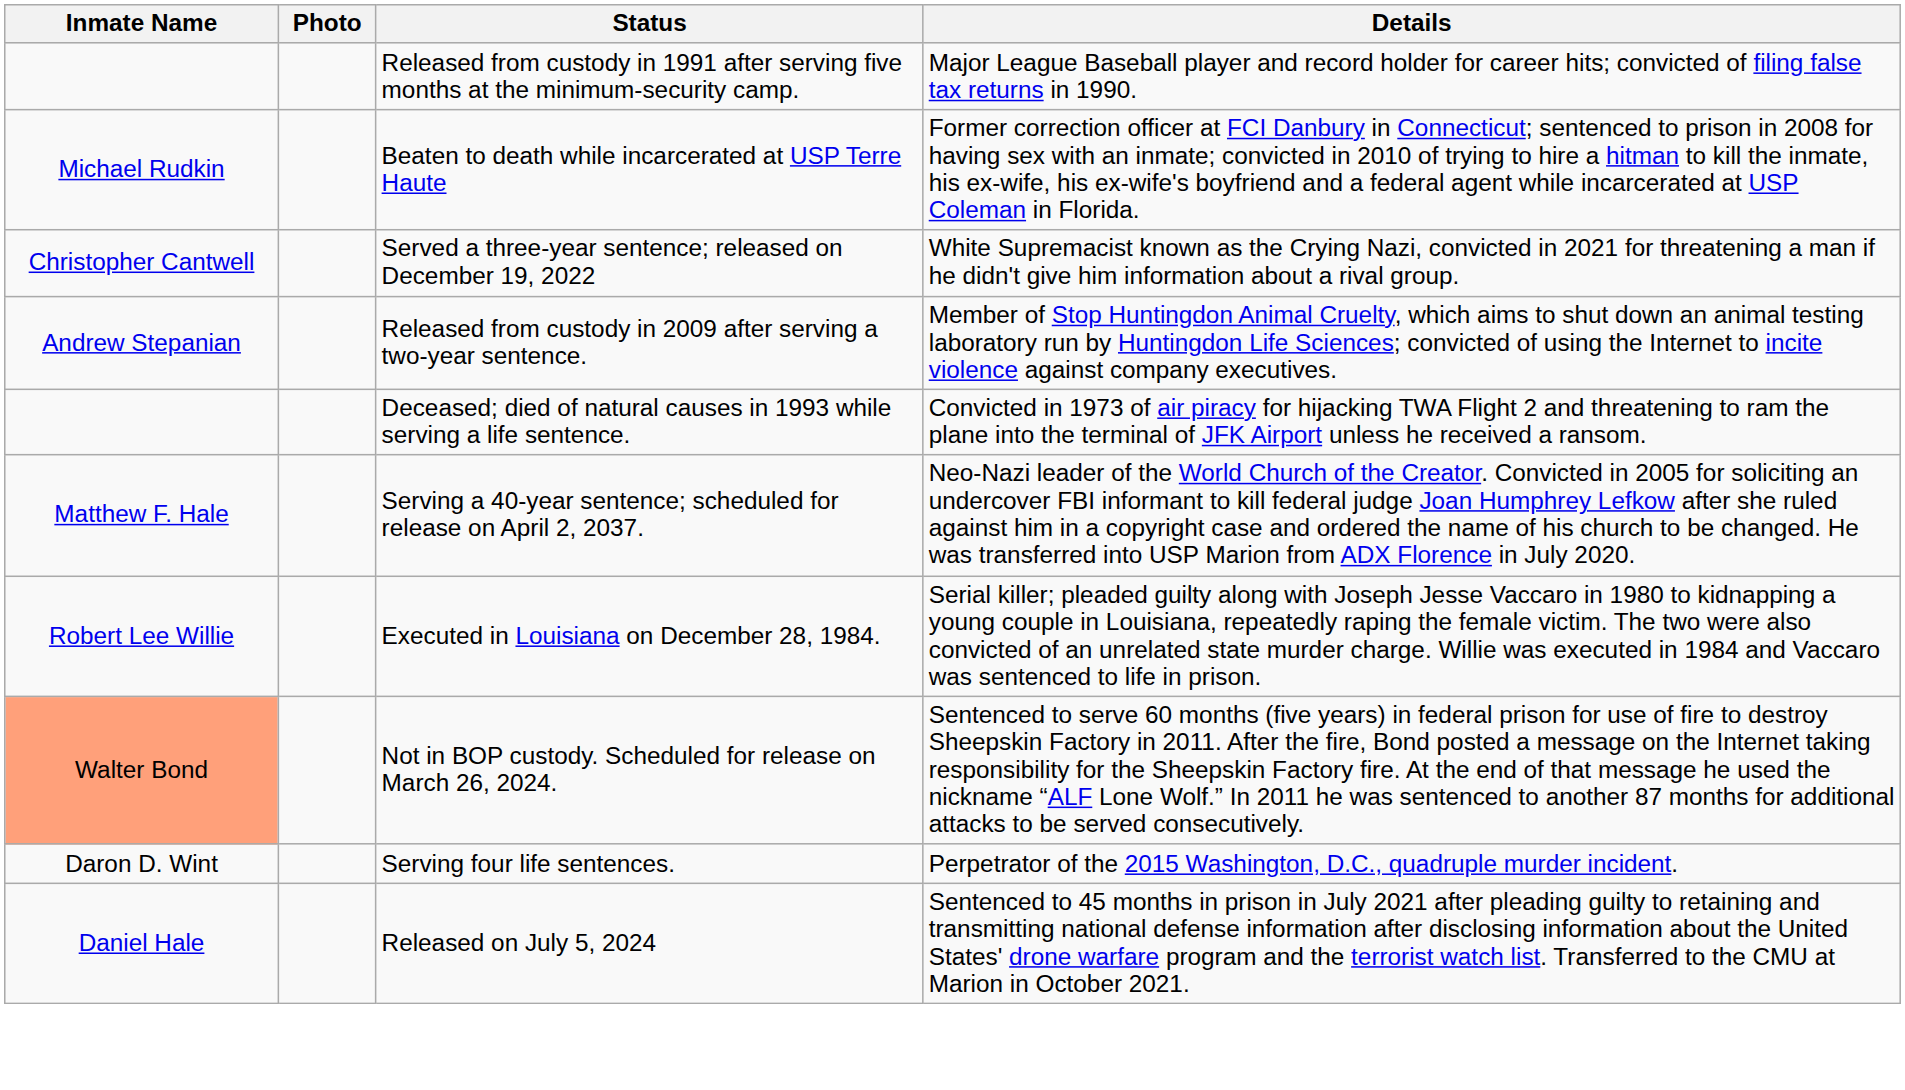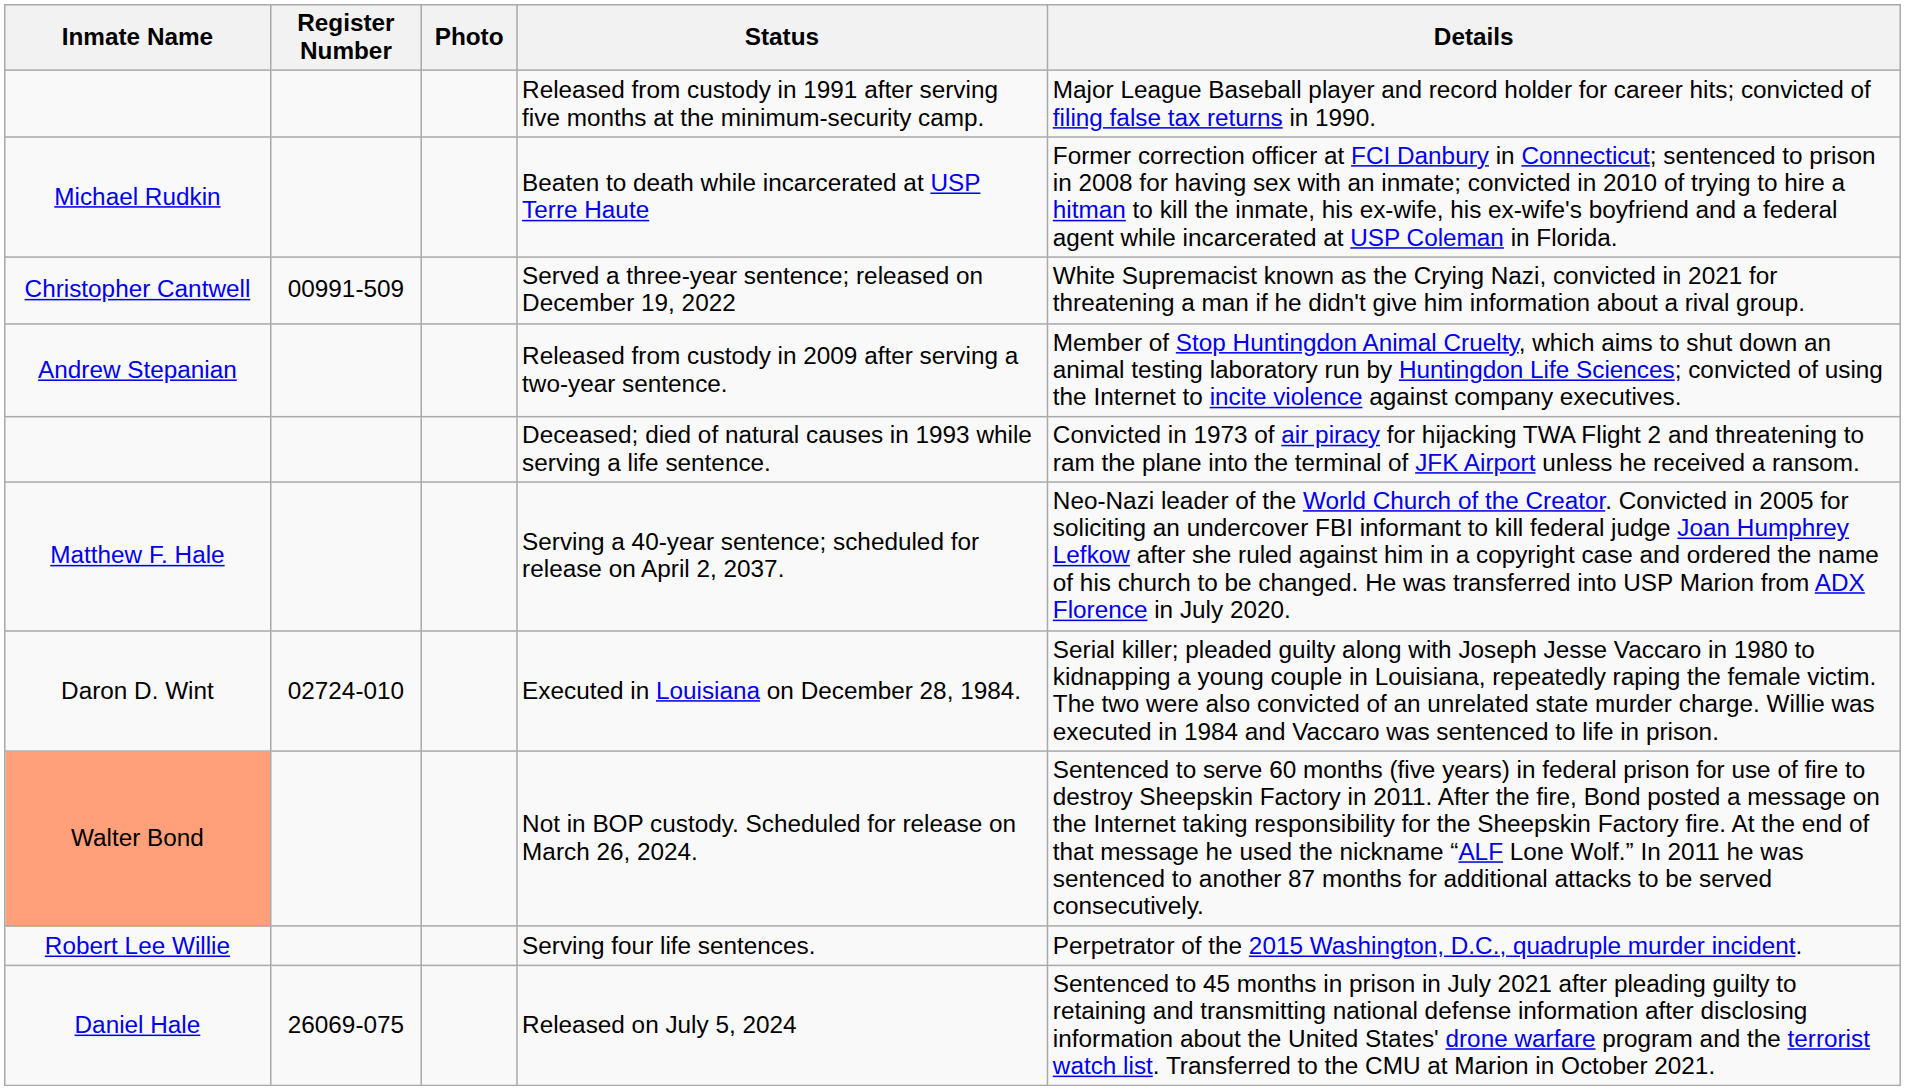+ column: (346, 37)
(142, 635) Robert Lee Willie -> (137, 690) Daron D. Wint
(142, 863) Daron D. Wint -> (137, 945) Robert Lee Willie
